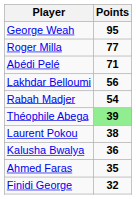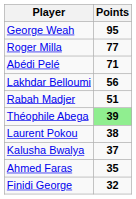(113, 99) 54 -> (113, 99) 51
(113, 151) 36 -> (113, 151) 37
